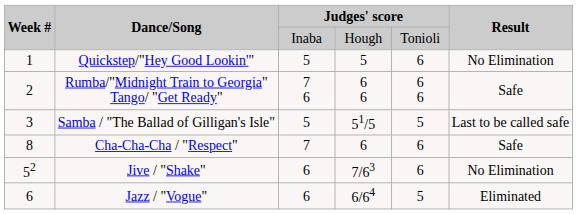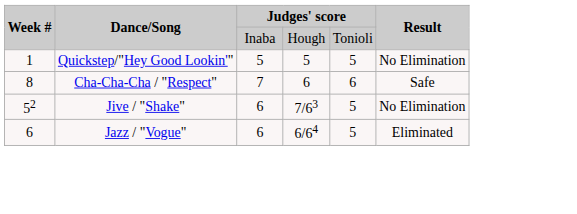(420, 60) 6 -> (353, 60) 5
- row: (166, 90)
- row: (166, 122)
(420, 170) 6 -> (353, 106) 5
